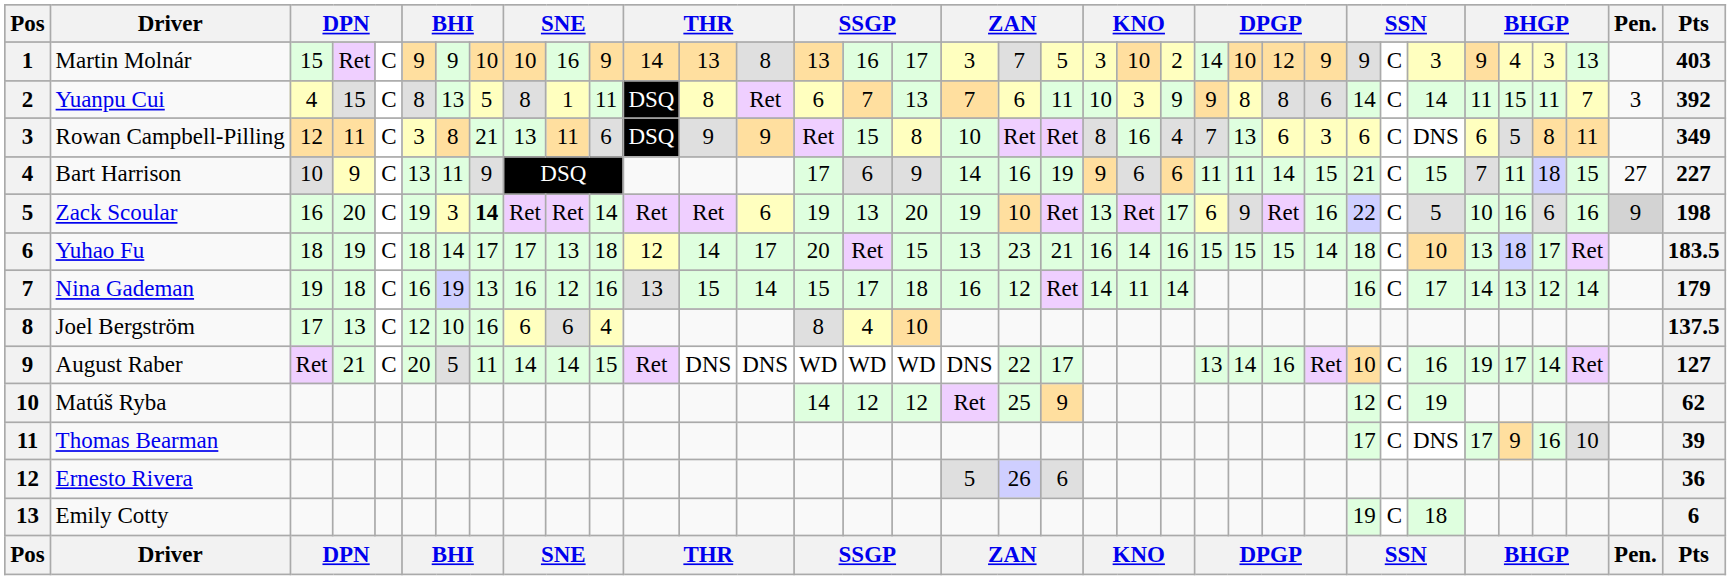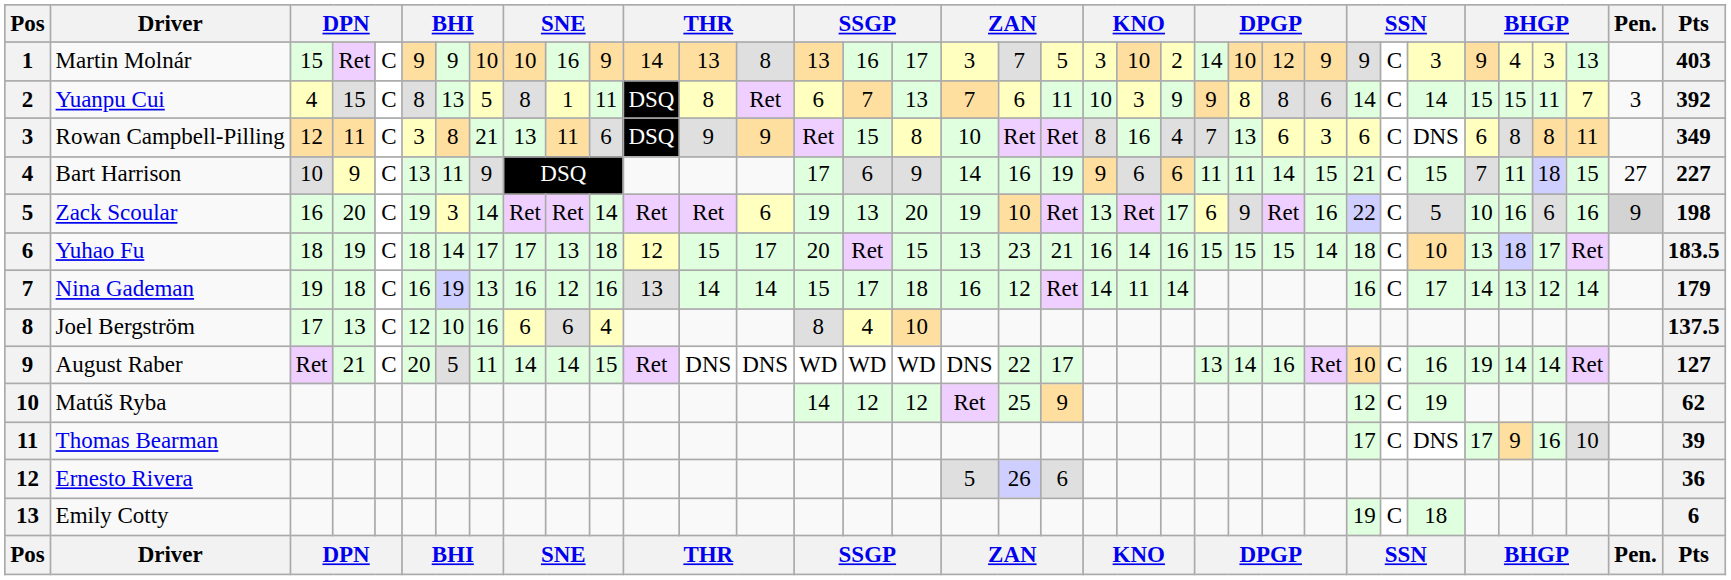(1481, 98) 11 -> (1481, 98) 15
(1515, 136) 5 -> (1515, 136) 8
(487, 212) bold -> (487, 212) normal
(708, 250) 14 -> (708, 250) 15
(708, 288) 15 -> (708, 288) 14
(1515, 364) 17 -> (1515, 364) 14
